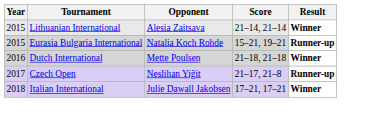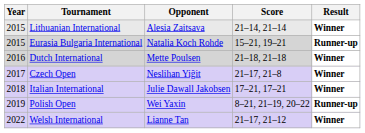(313, 74) Runner-up -> (329, 74) Winner
+ row: (53, 105)
+ row: (66, 120)
